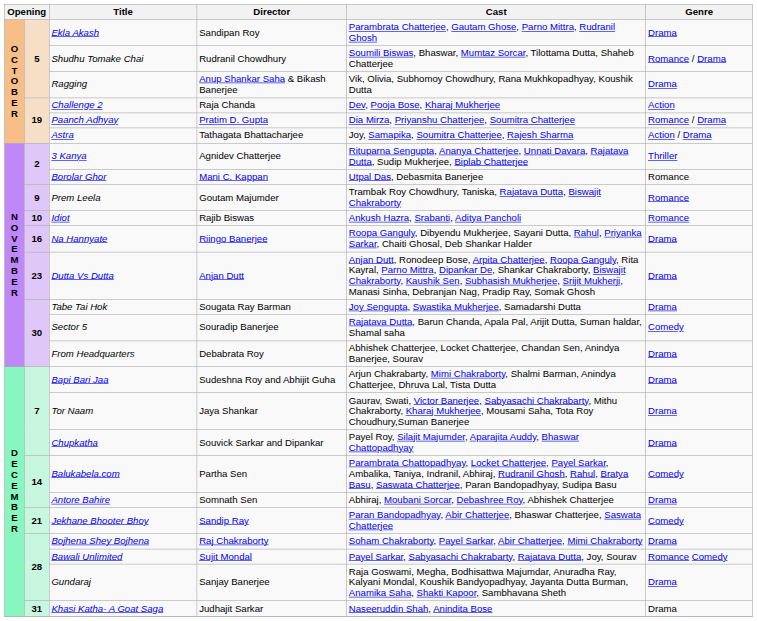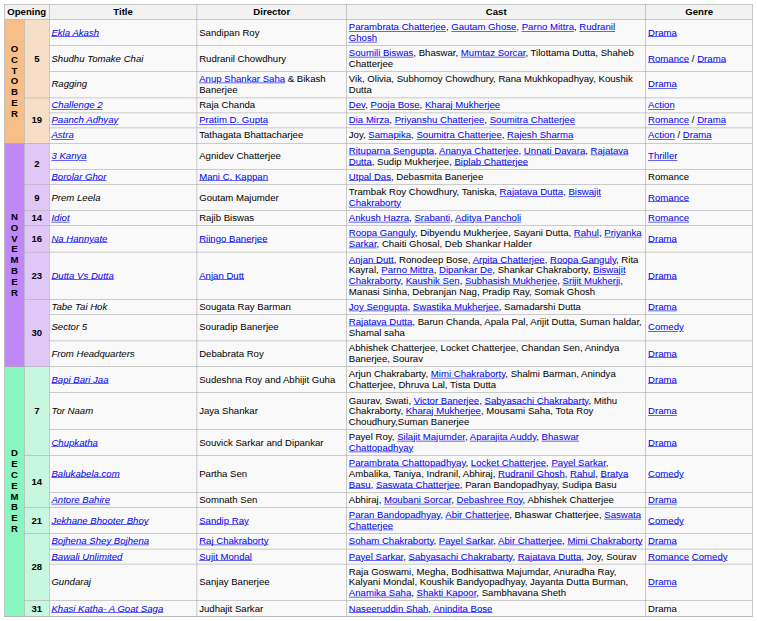(37, 218) 10 -> (37, 218) 14
